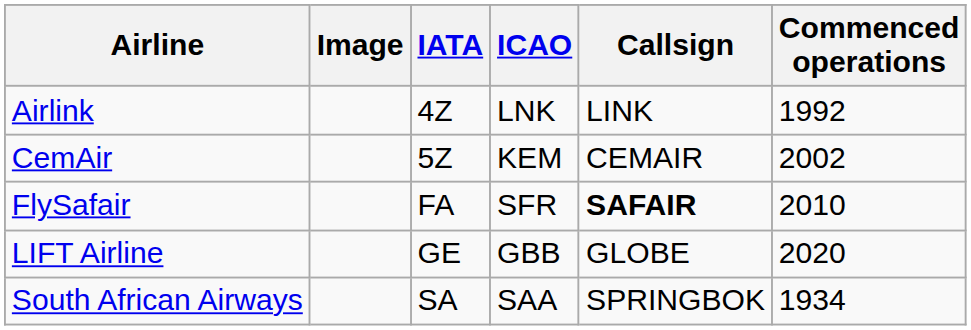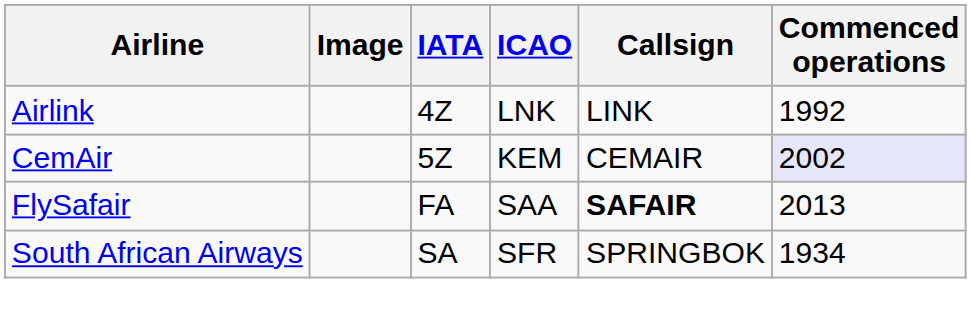(812, 157) no background -> (812, 157) lavender background
(527, 205) SFR -> (527, 205) SAA
(812, 205) 2010 -> (812, 205) 2013
- row: (88, 253)
(527, 300) SAA -> (527, 253) SFR
